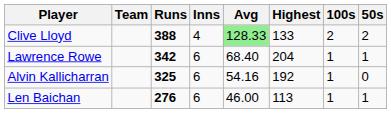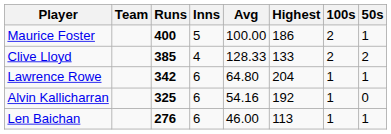+ row: (51, 35)
(165, 35) 388 -> (165, 56) 385
(246, 35) lightgreen background -> (246, 56) no background
(242, 56) 68.40 -> (242, 77) 64.80
